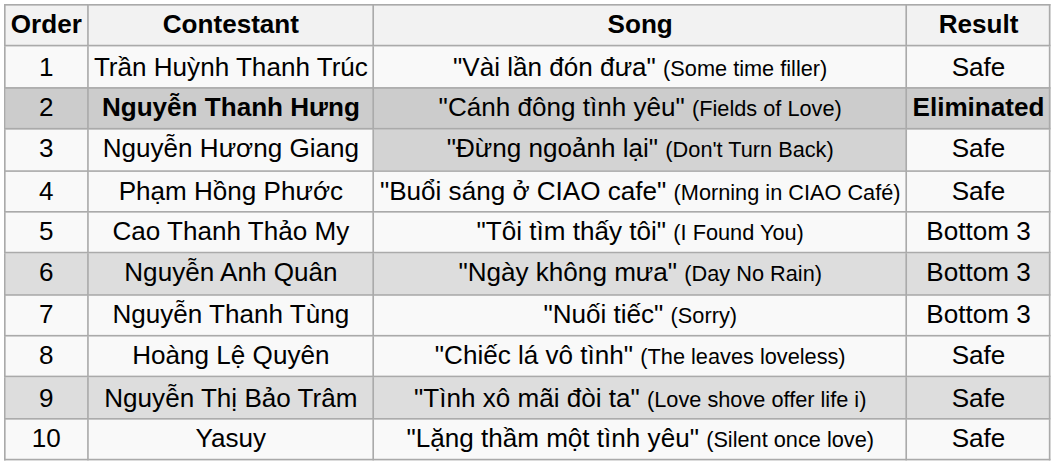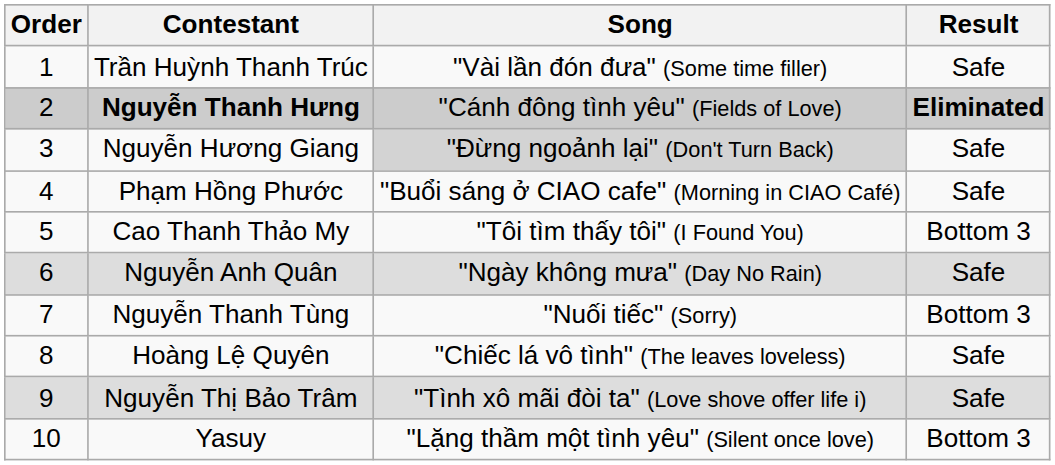(978, 273) Bottom 3 -> (978, 273) Safe
(978, 438) Safe -> (978, 438) Bottom 3
